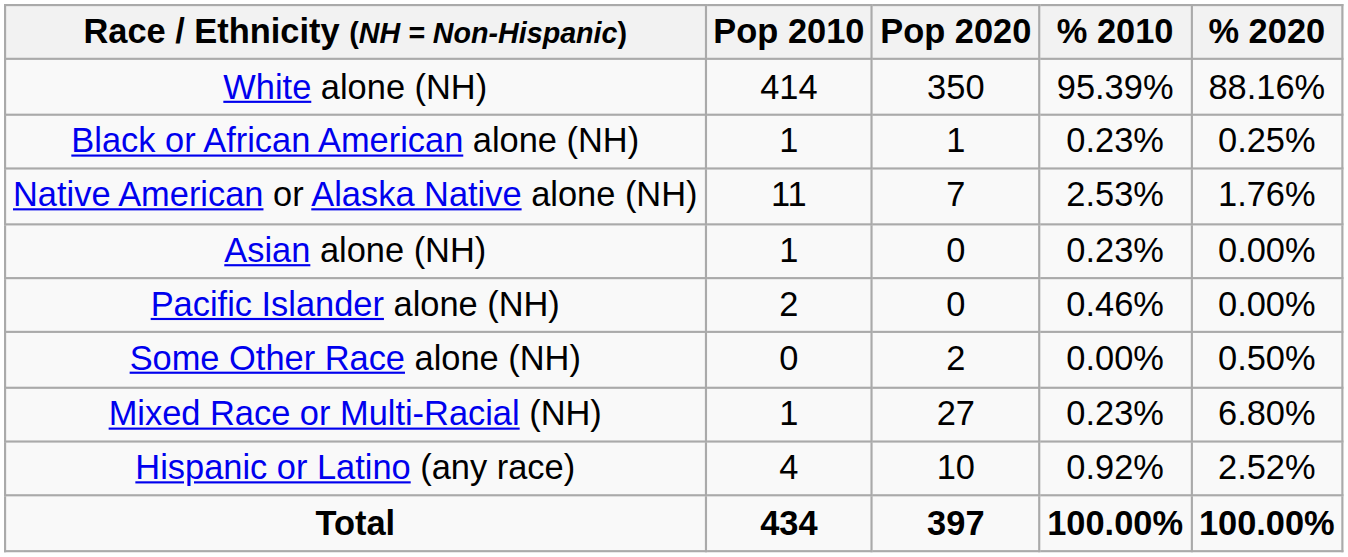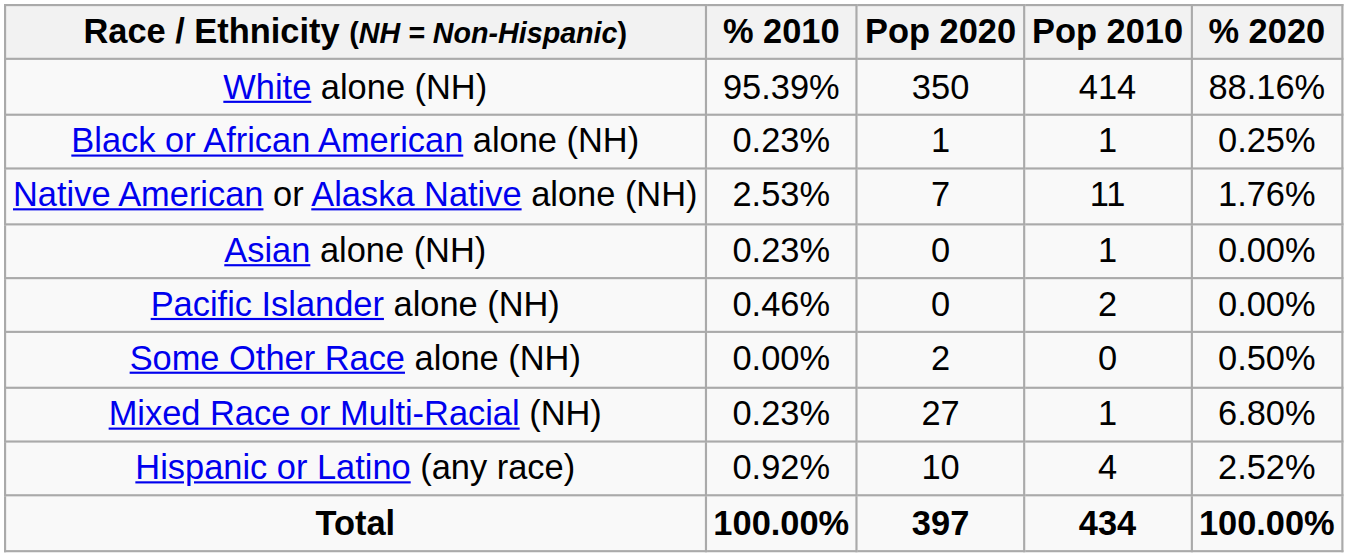columns swapped: (789, 31) <-> (1115, 31)
